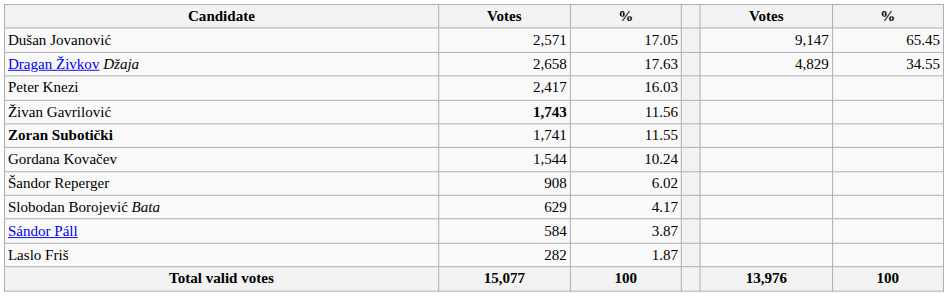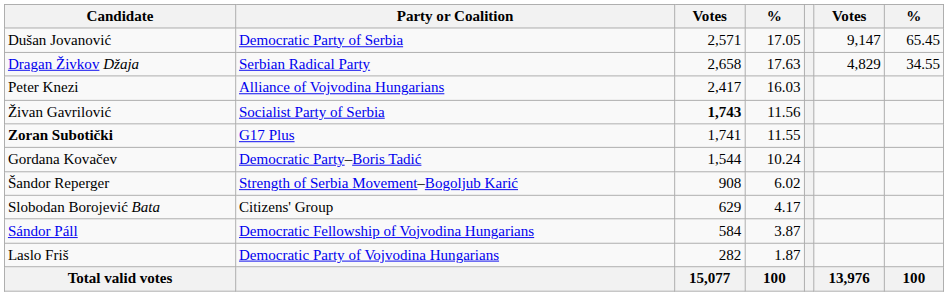+ column: (455, 16)
